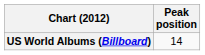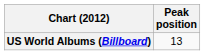(176, 41) 14 -> (176, 41) 13
